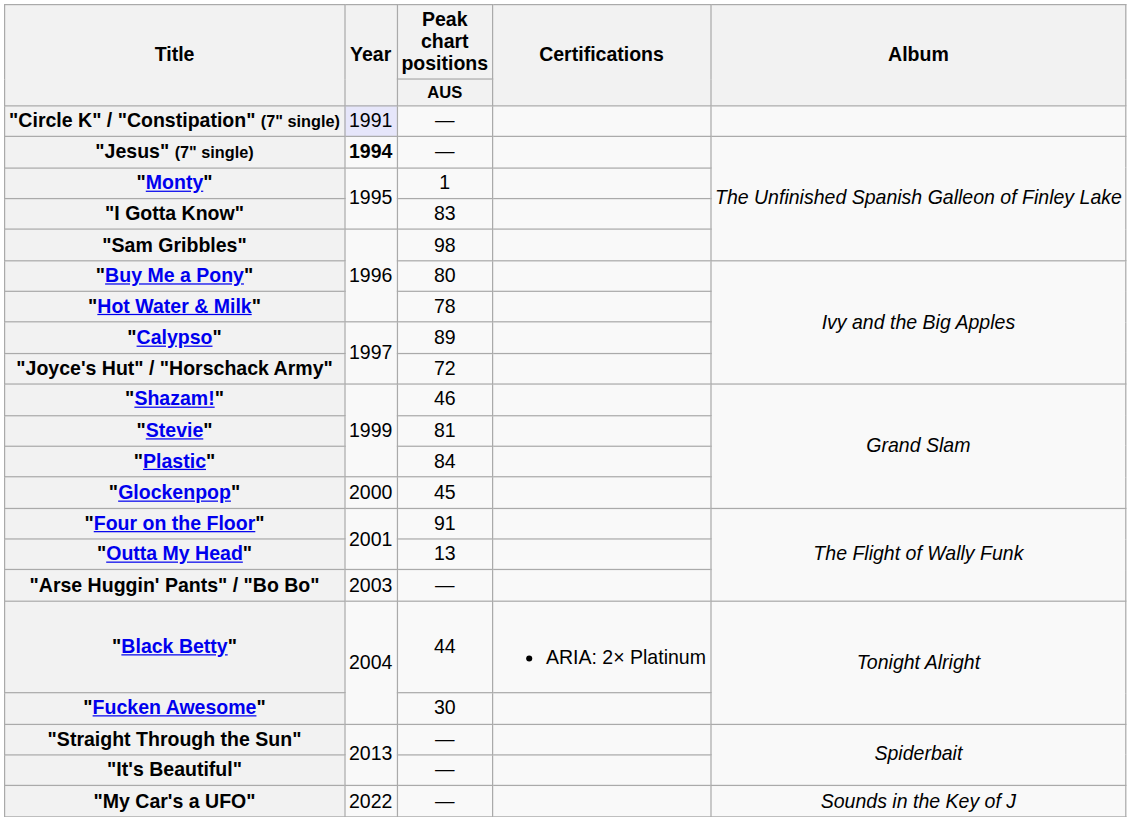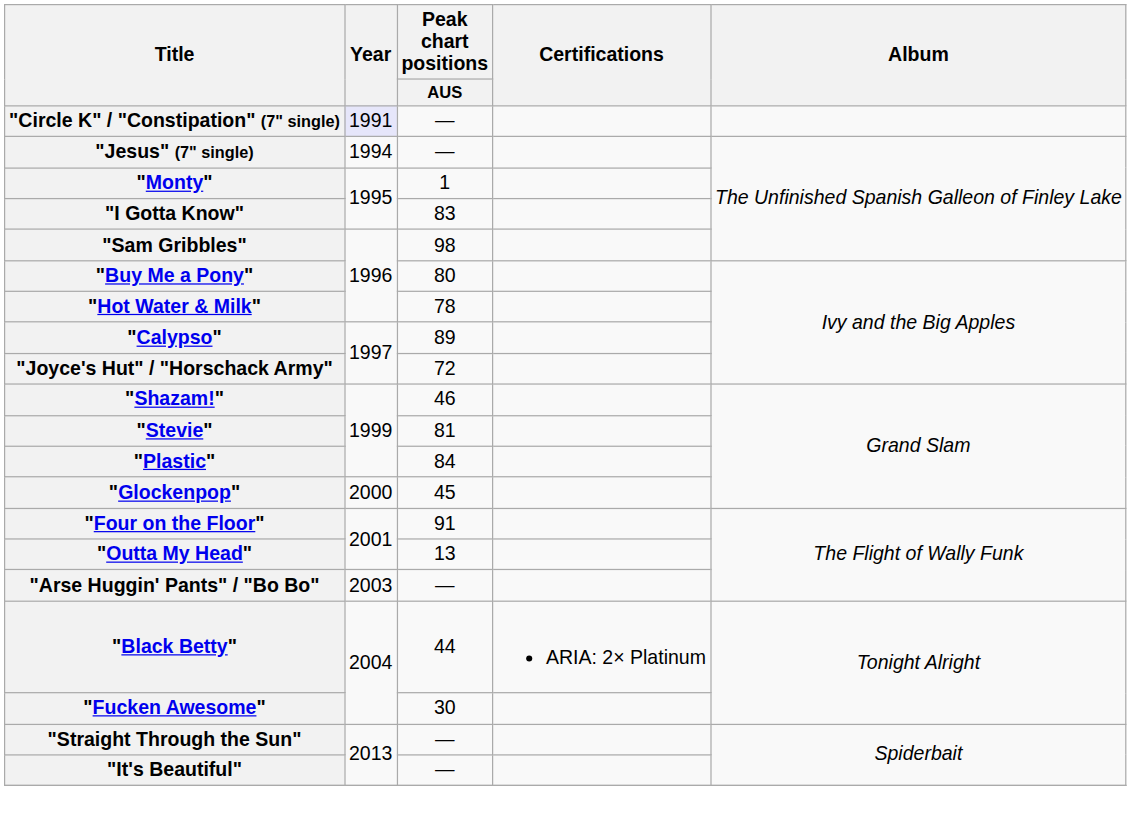(371, 151) bold -> (371, 151) normal
- row: (175, 801)
